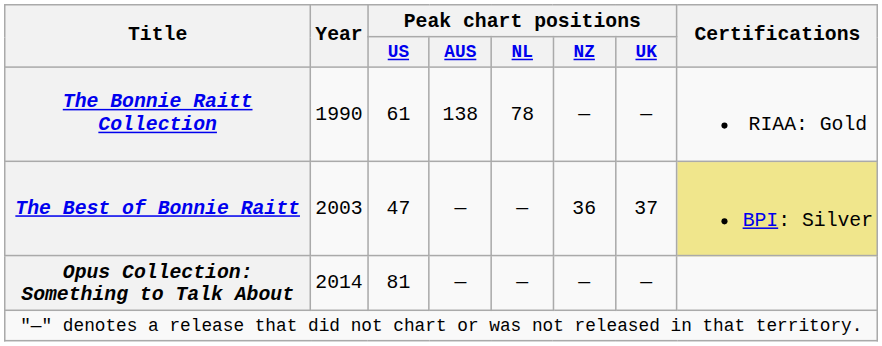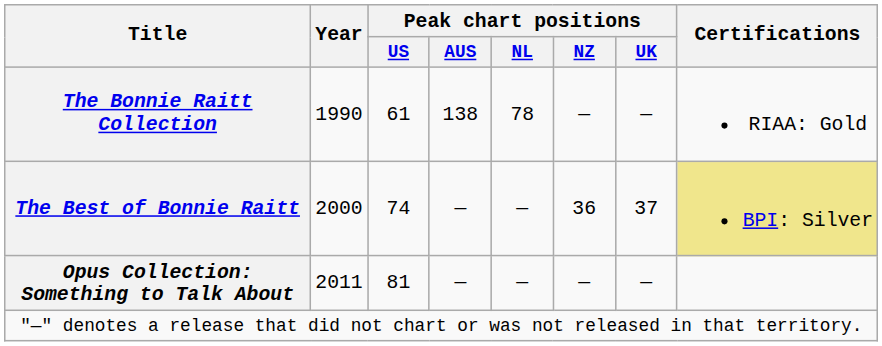(339, 209) 2003 -> (339, 209) 2000
(398, 209) 47 -> (398, 209) 74
(339, 283) 2014 -> (339, 283) 2011
